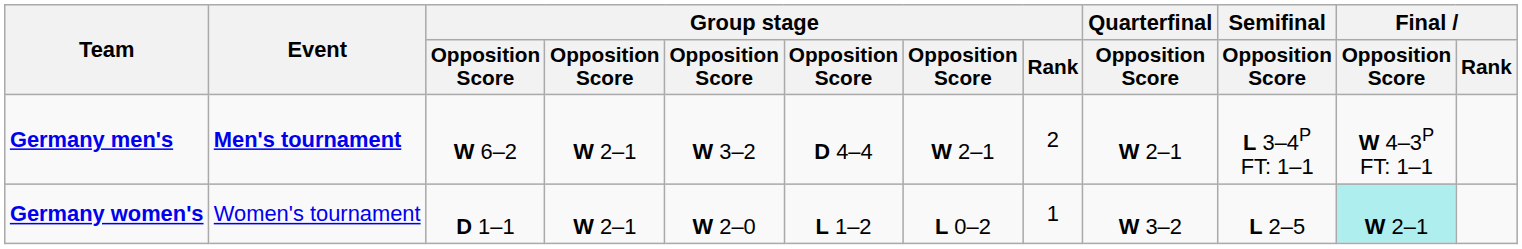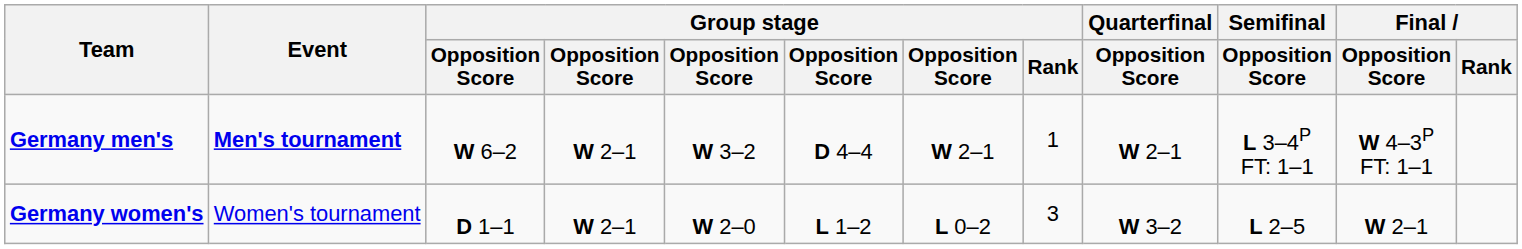(1053, 140) 2 -> (1053, 140) 1
(1053, 214) 1 -> (1053, 214) 3
(1396, 226) paleturquoise background -> (1396, 226) no background
